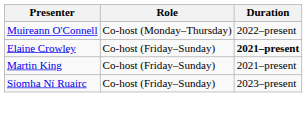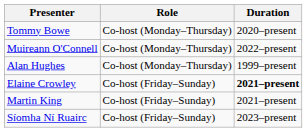+ row: (38, 30)
+ row: (36, 65)
